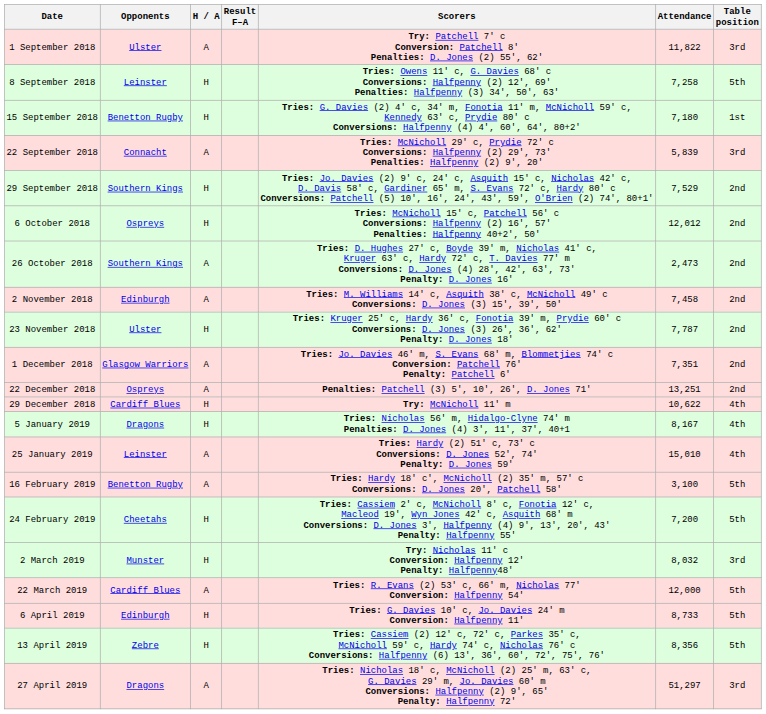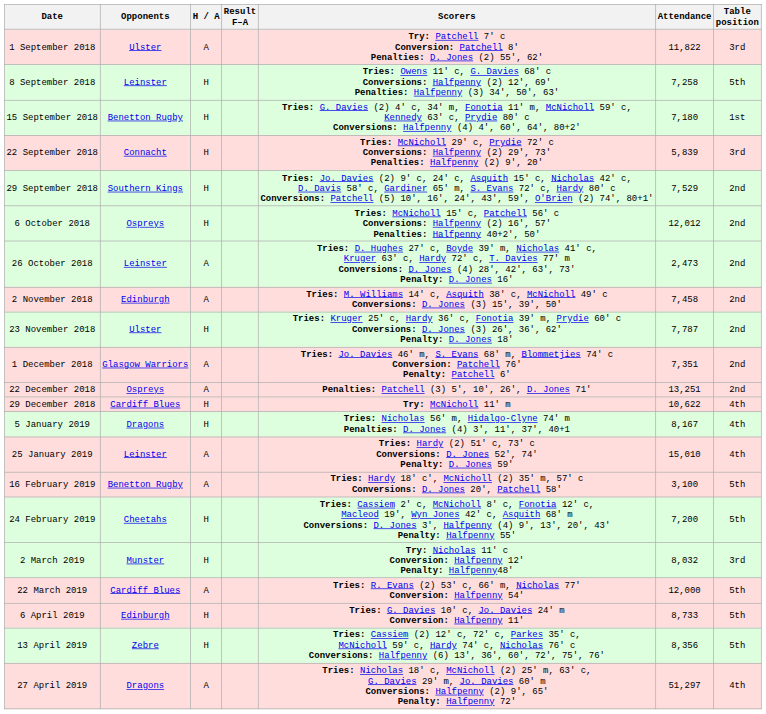(206, 153) A -> (206, 153) H
(145, 264) Southern Kings -> (145, 264) Leinster
(737, 686) 3rd -> (737, 686) 4th
